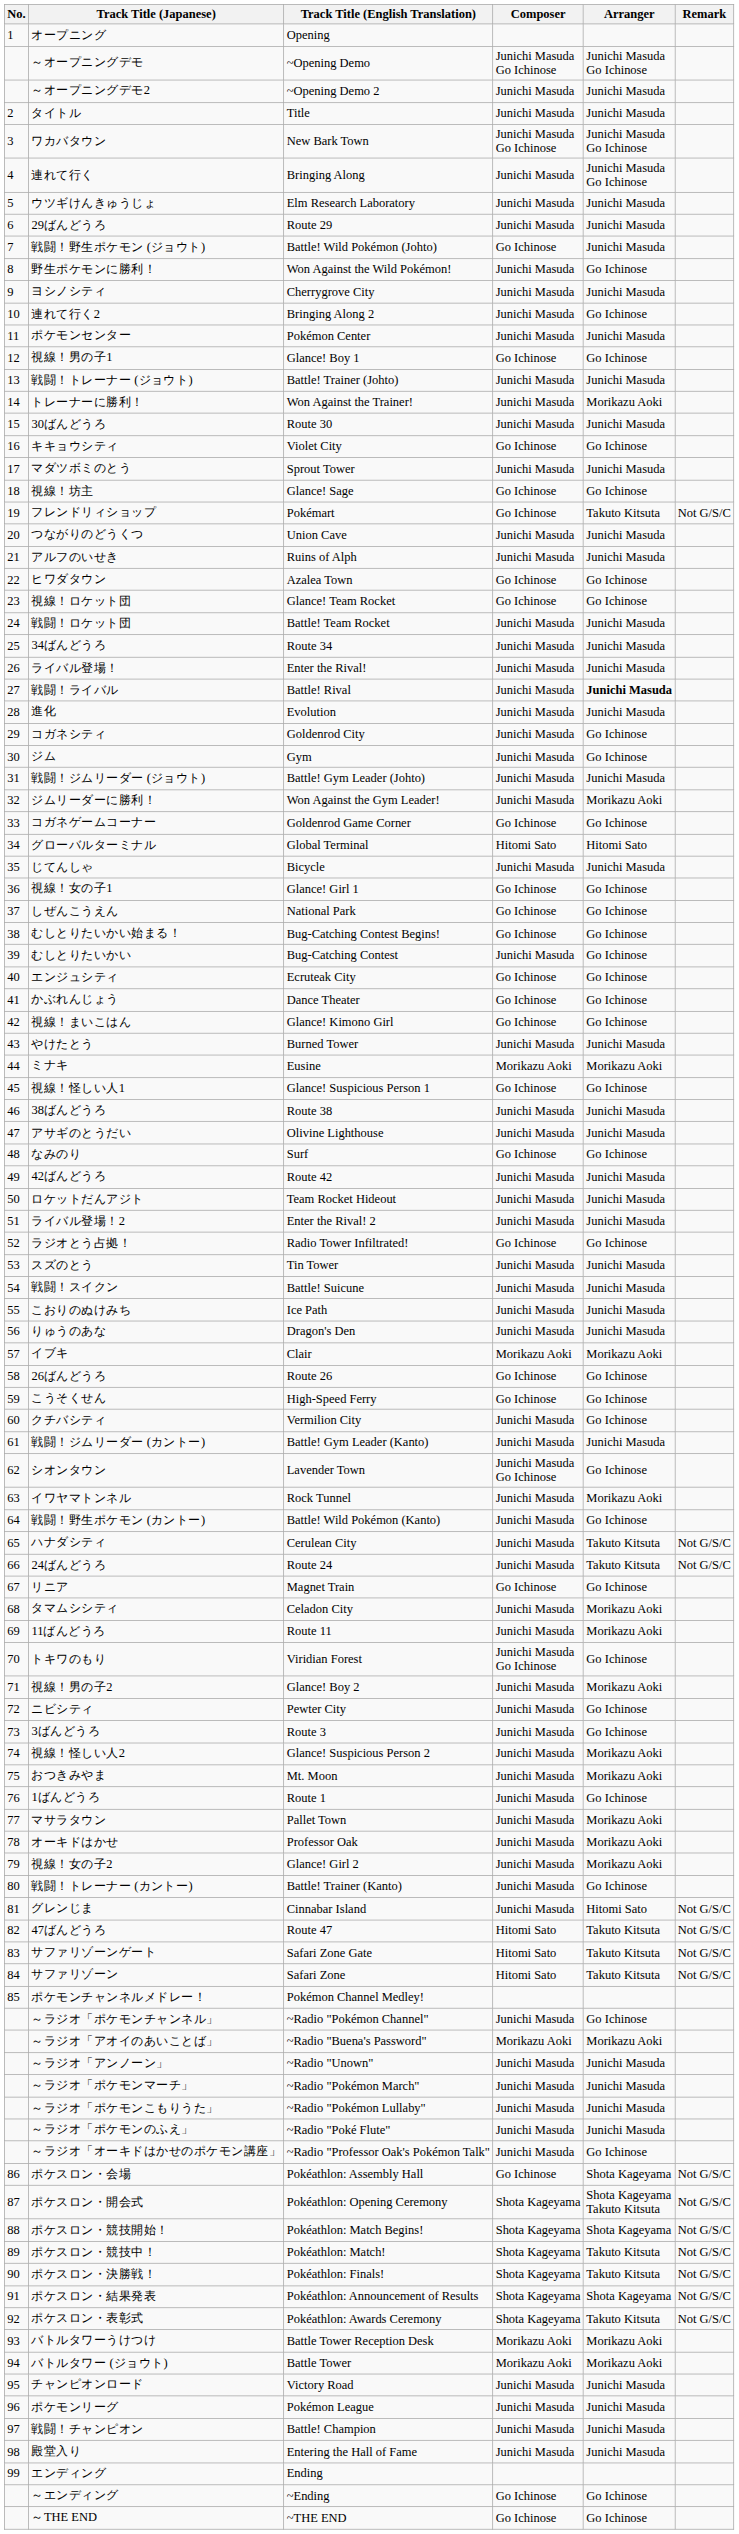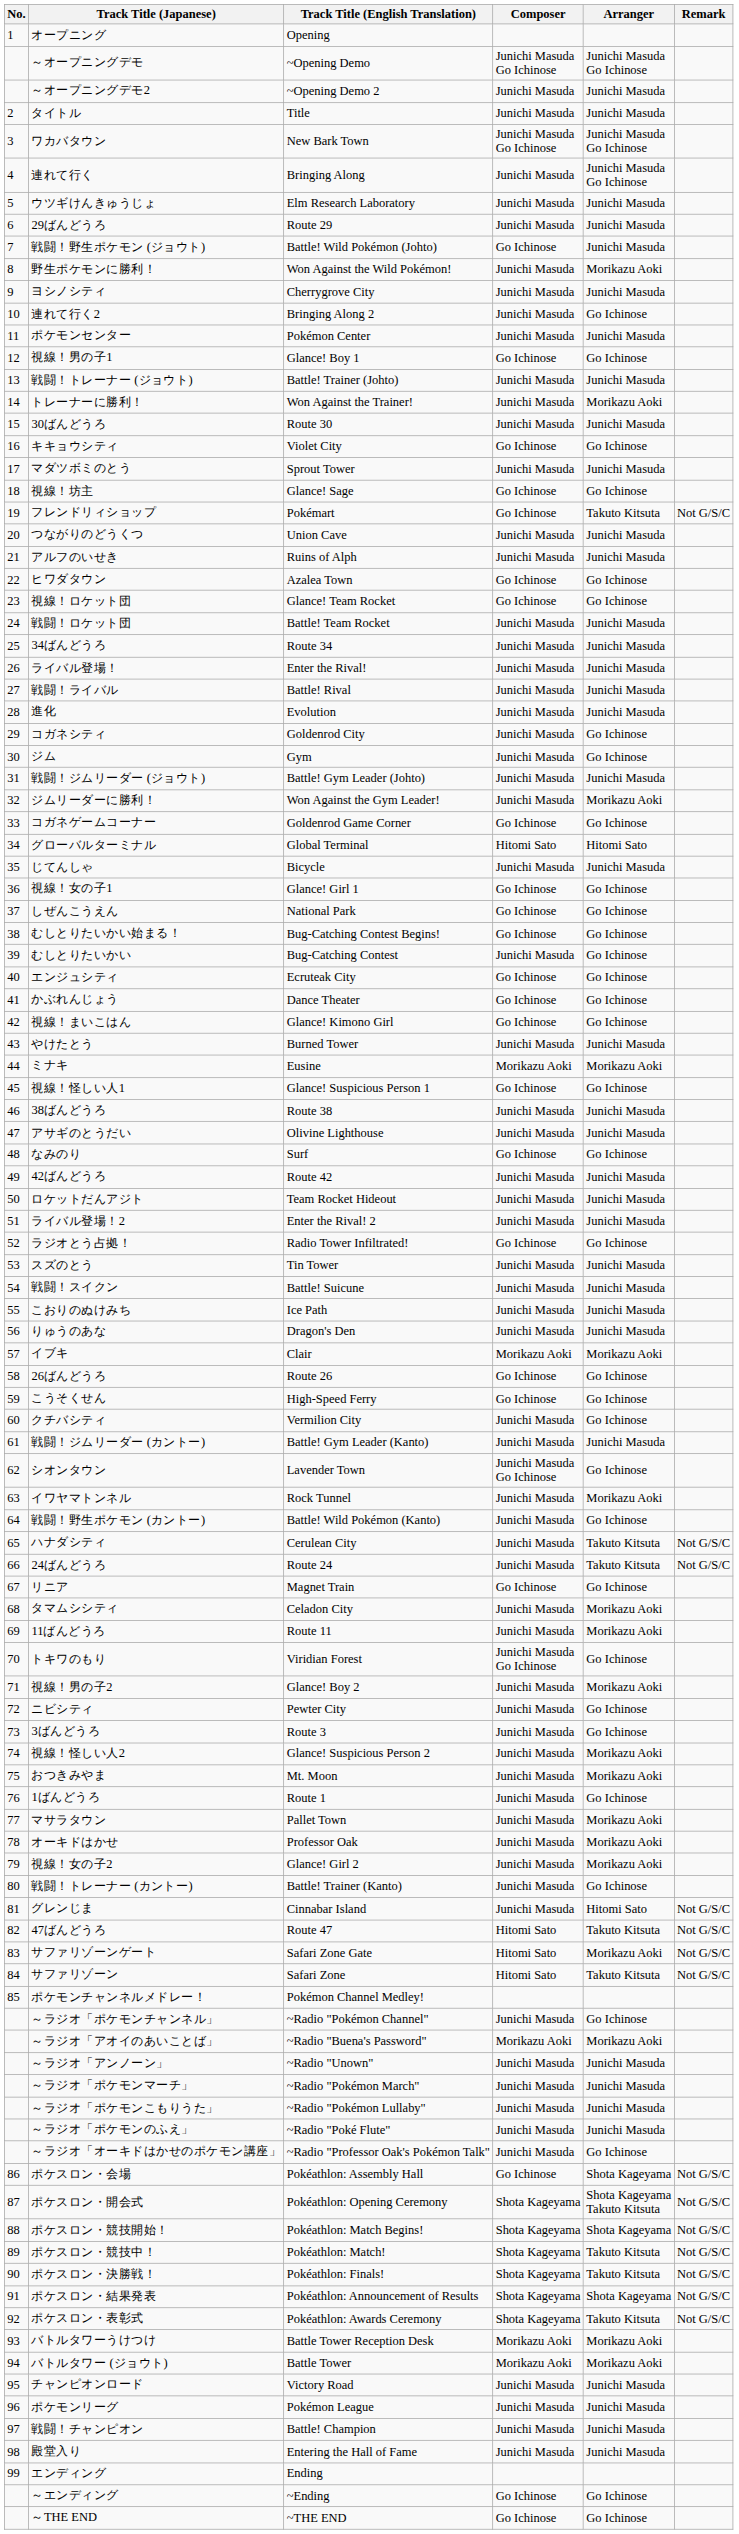(617, 269) Go Ichinose -> (624, 269) Morikazu Aoki
(629, 690) bold -> (626, 690) normal
(623, 1952) Takuto Kitsuta -> (624, 1952) Morikazu Aoki
